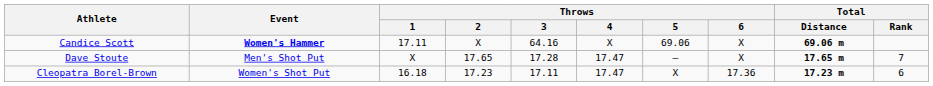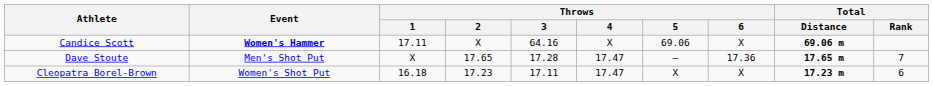(741, 58) X -> (741, 58) 17.36
(741, 74) 17.36 -> (741, 74) X
